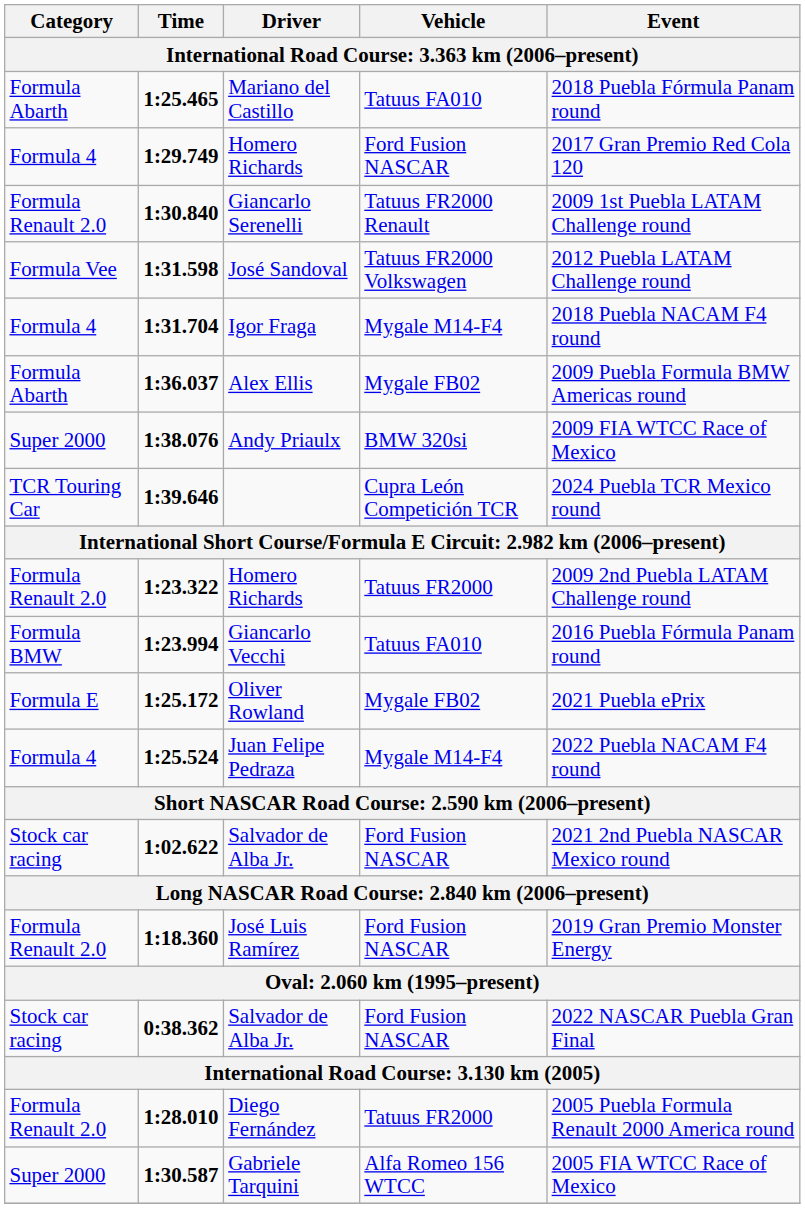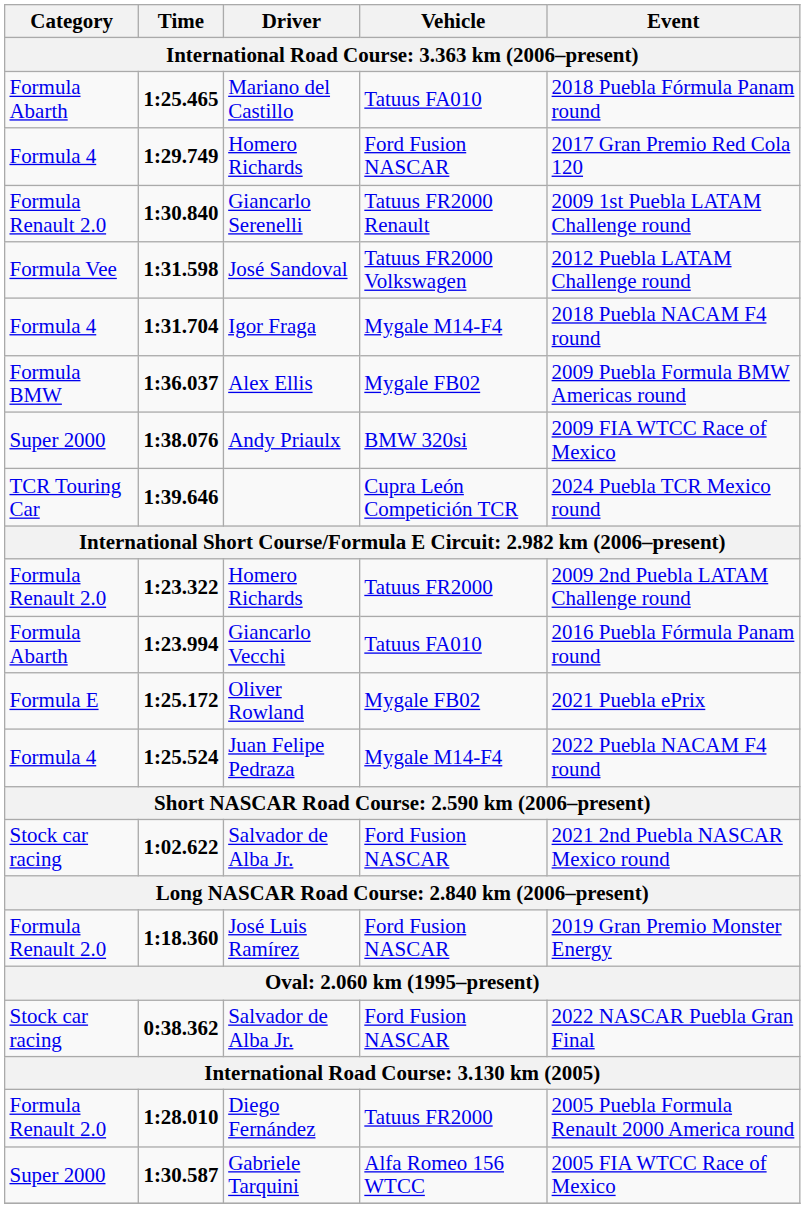(45, 383) Formula Abarth -> (45, 383) Formula BMW
(45, 644) Formula BMW -> (45, 644) Formula Abarth
